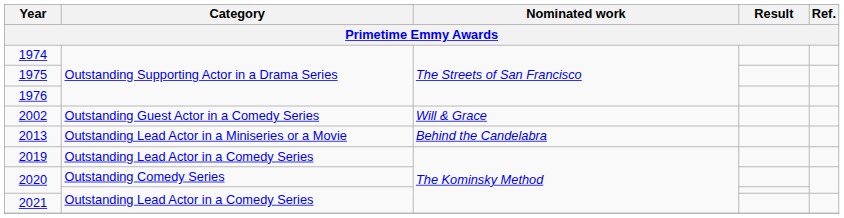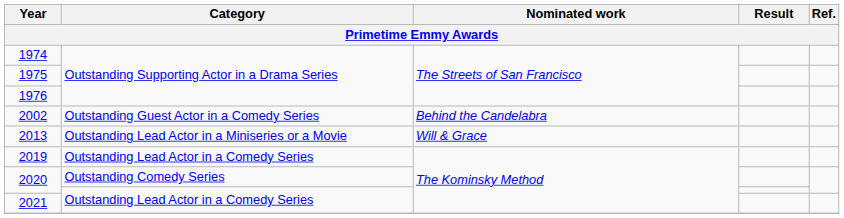(451, 116) Will & Grace -> (481, 116) Behind the Candelabra
(481, 136) Behind the Candelabra -> (451, 136) Will & Grace
